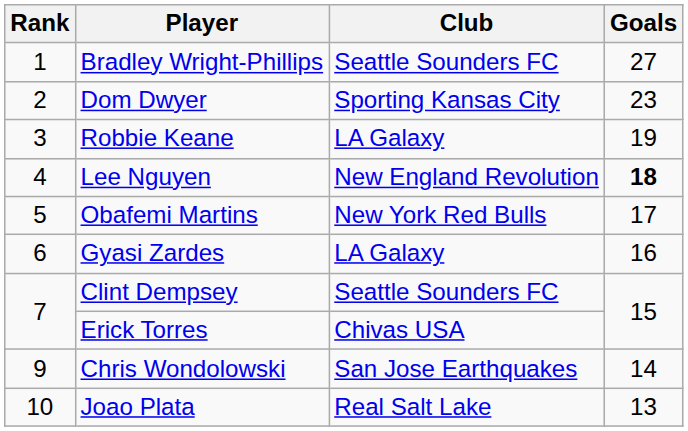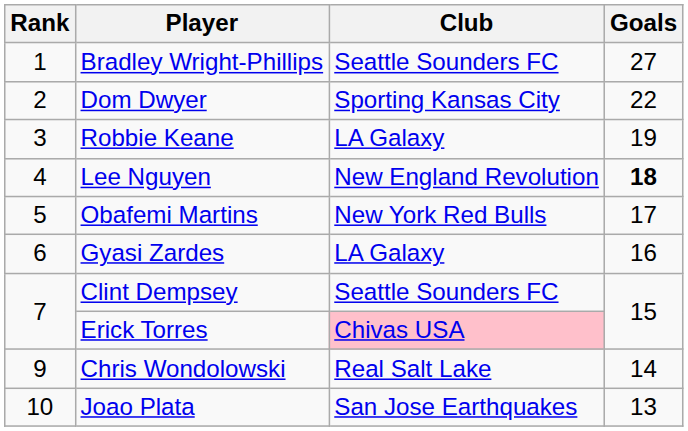(644, 100) 23 -> (644, 100) 22
(399, 330) no background -> (399, 330) pink background
(456, 368) San Jose Earthquakes -> (413, 368) Real Salt Lake
(413, 406) Real Salt Lake -> (456, 406) San Jose Earthquakes
